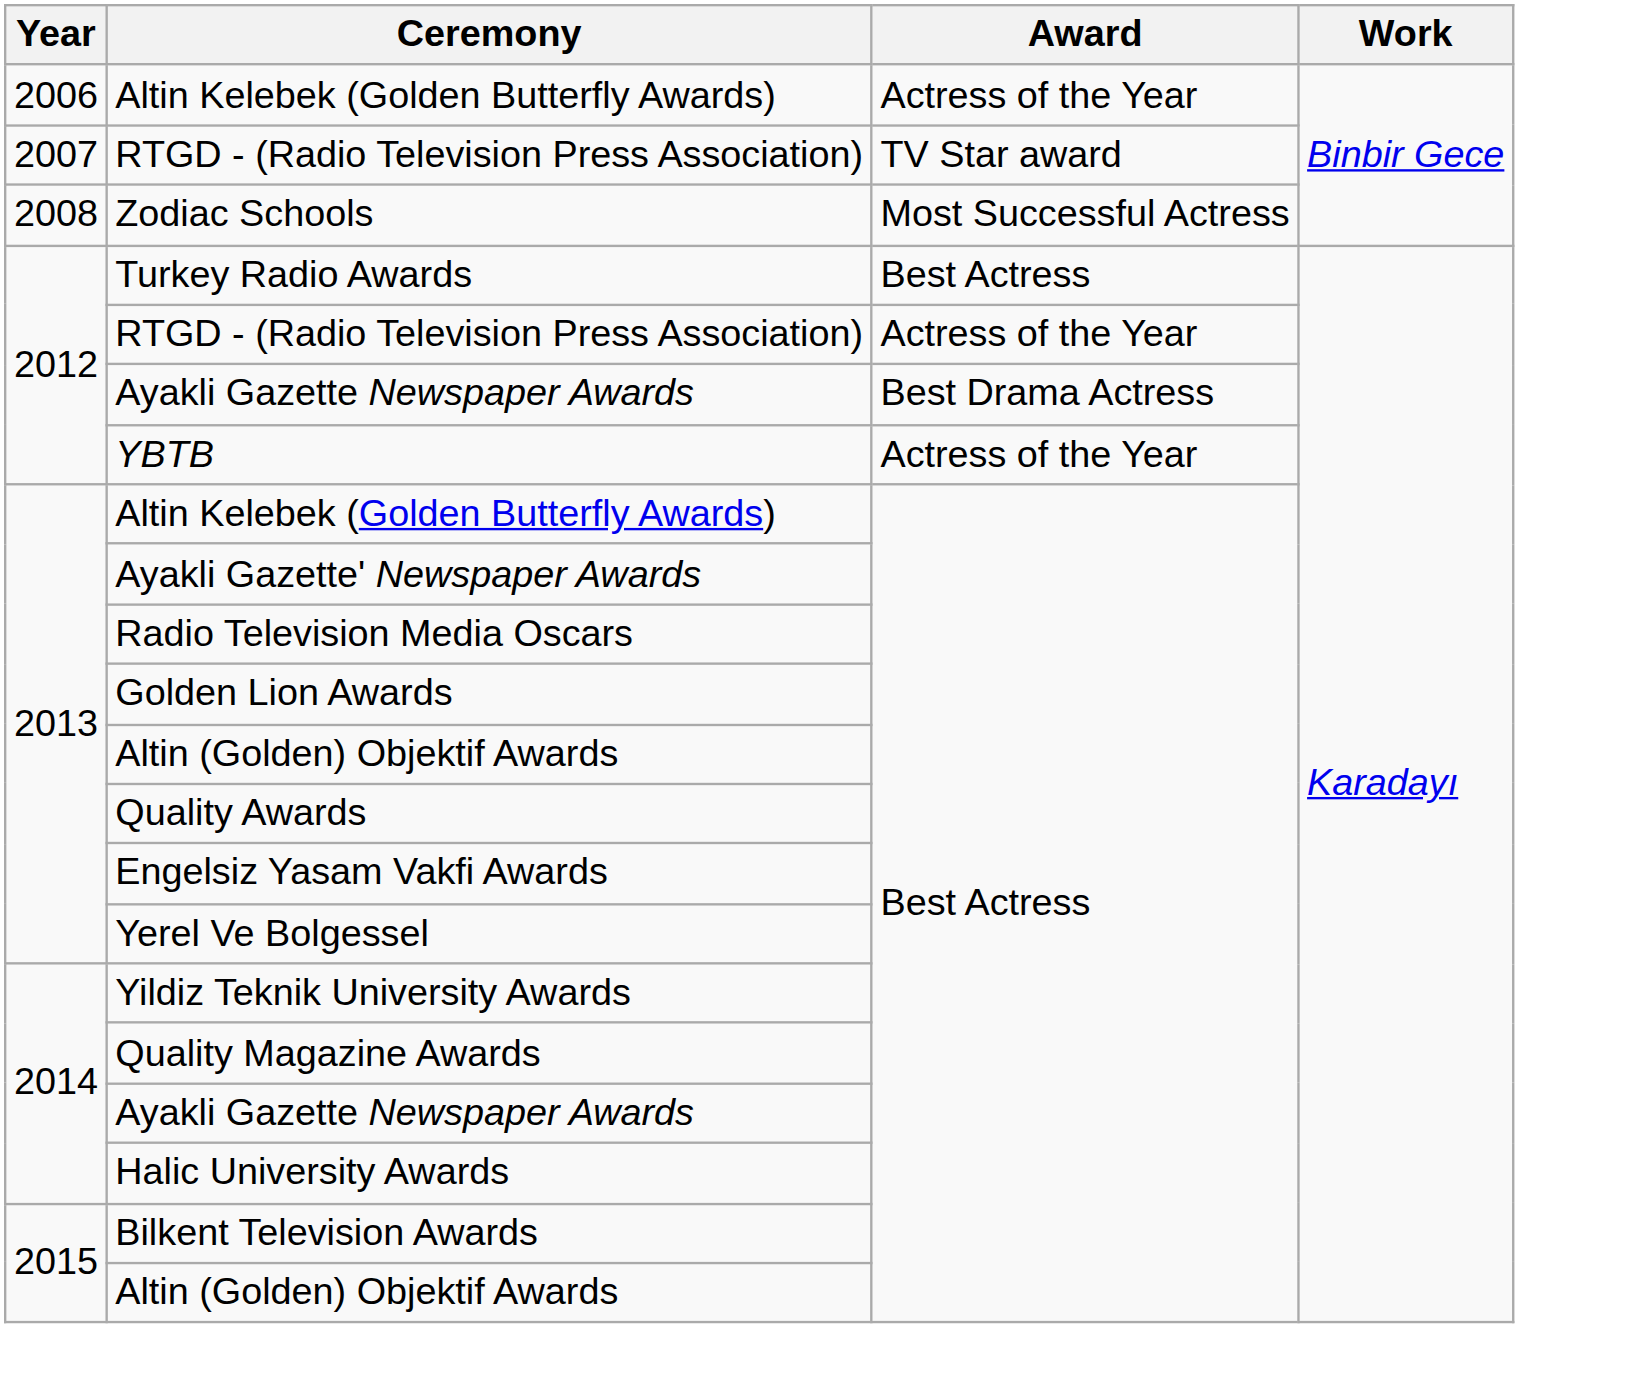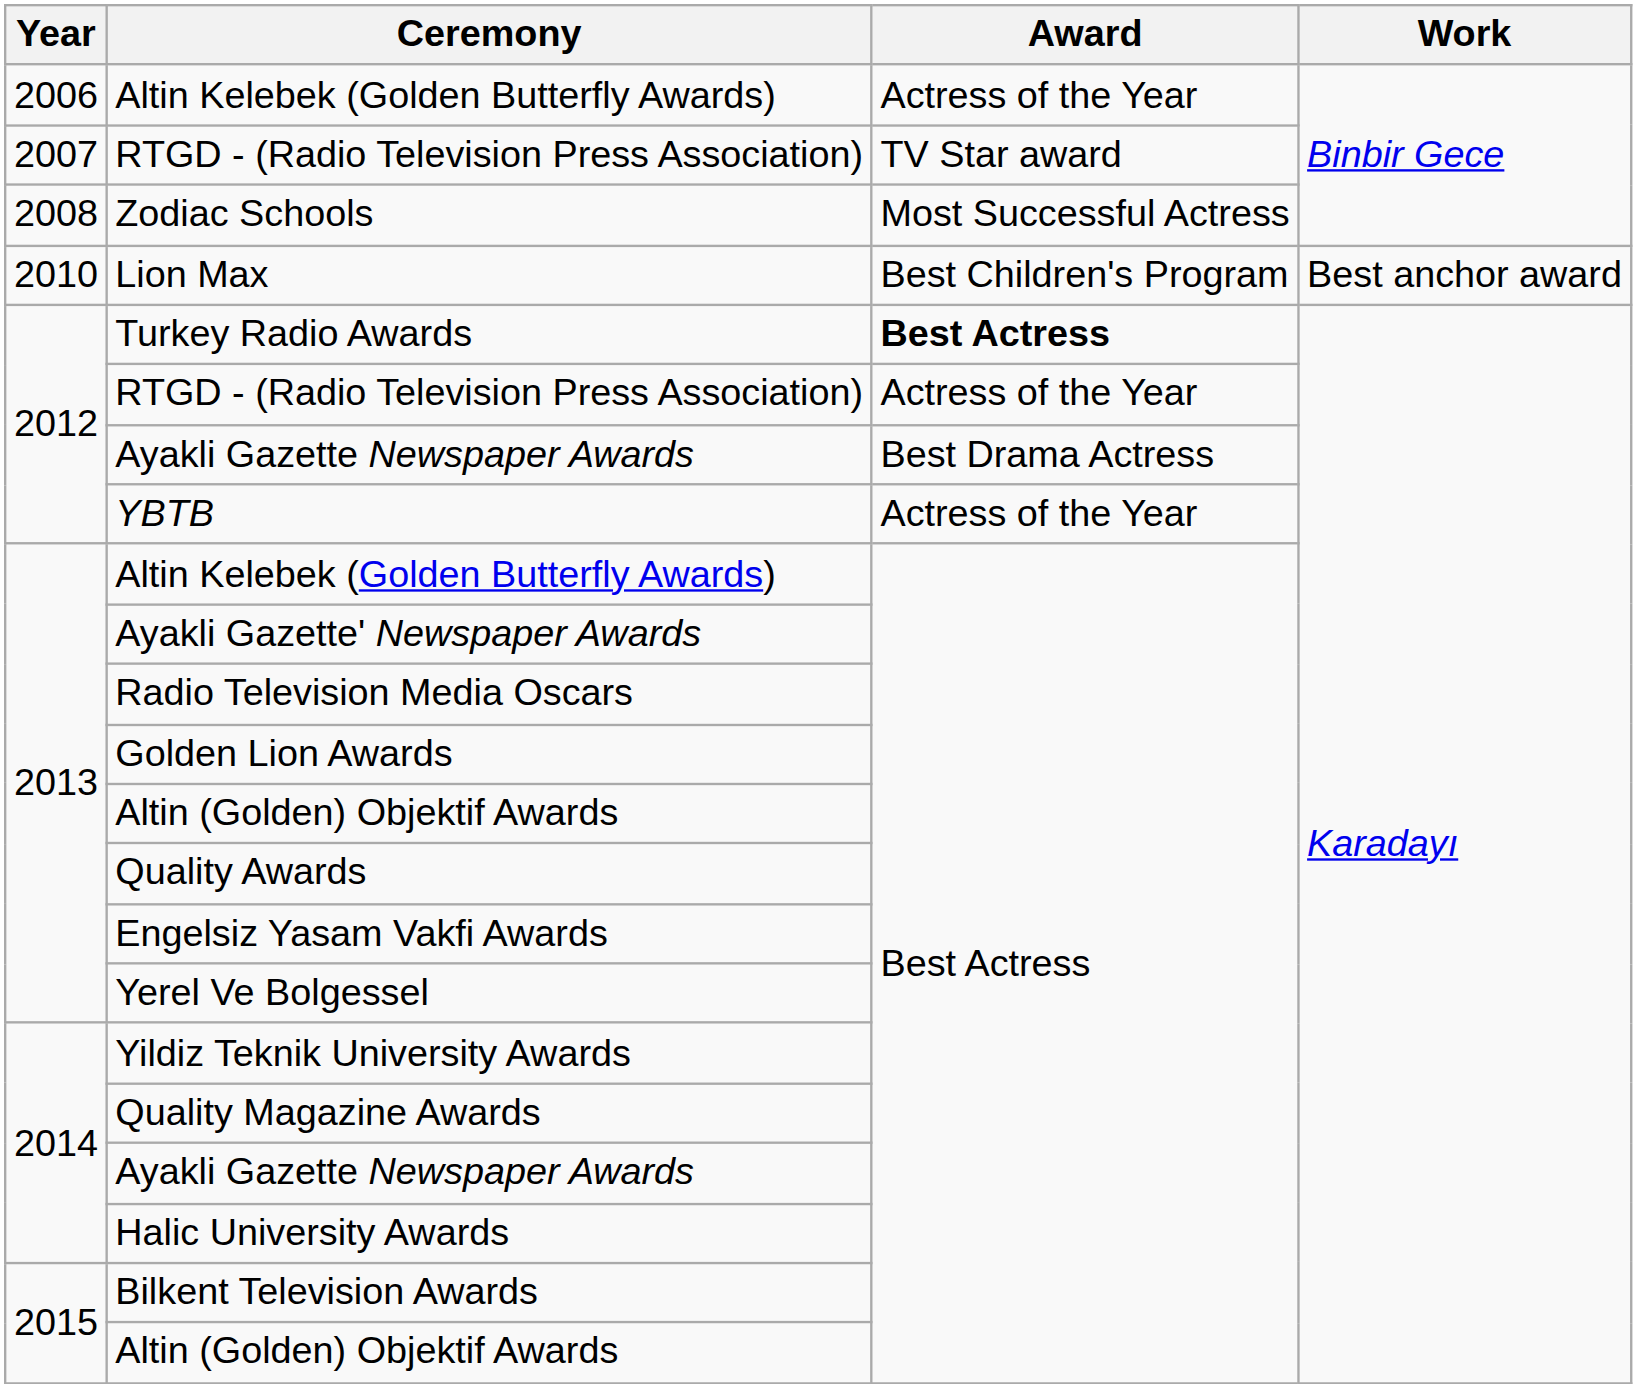+ row: (56, 273)
(985, 273) normal -> (995, 333) bold
